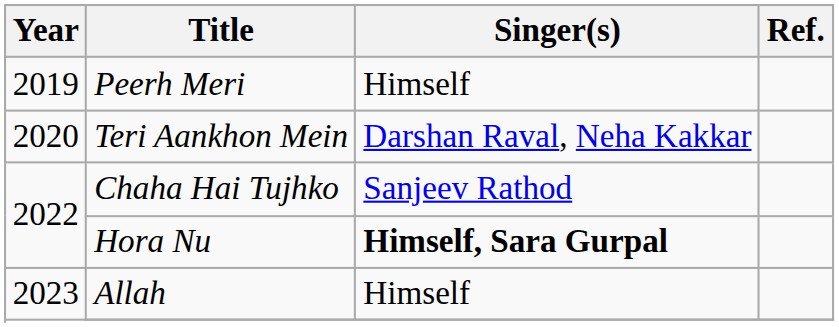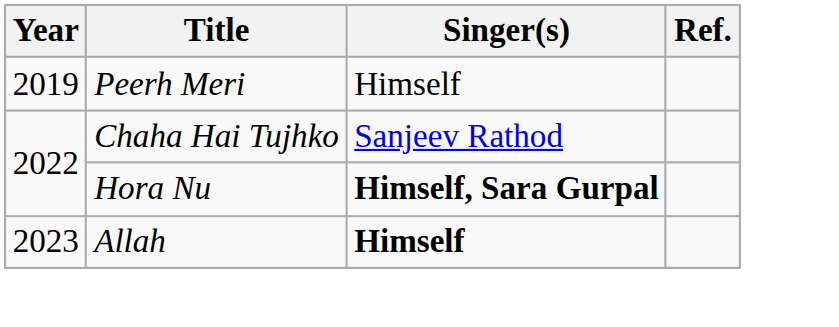- row: (221, 135)
(417, 293) normal -> (409, 240) bold
